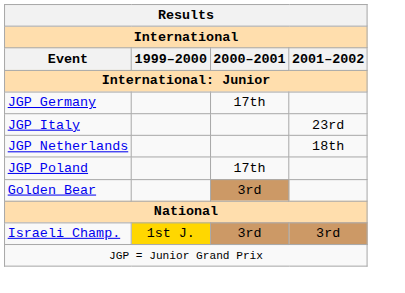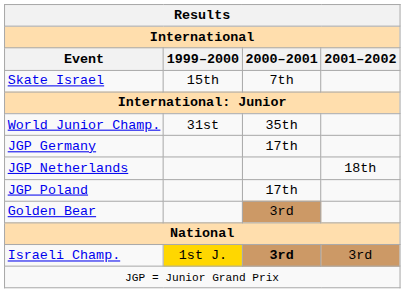+ row: (56, 81)
+ row: (84, 125)
- row: (44, 125)
(249, 234) normal -> (282, 255) bold
